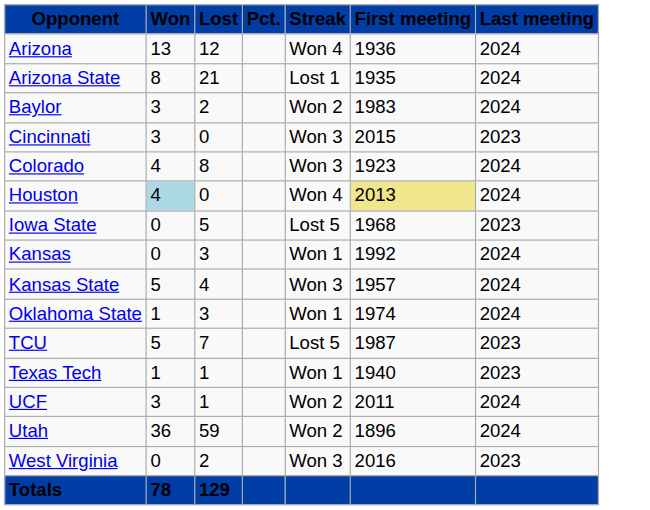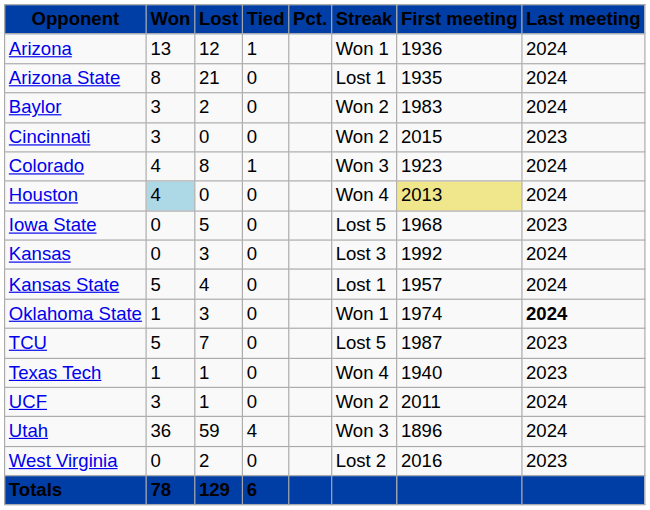+ column: (266, 19)
(316, 48) Won 4 -> (362, 48) Won 1
(316, 136) Won 3 -> (362, 136) Won 2
(316, 254) Won 1 -> (361, 254) Lost 3
(316, 284) Won 3 -> (361, 284) Lost 1
(500, 313) normal -> (547, 313) bold
(316, 372) Won 1 -> (362, 372) Won 4
(316, 431) Won 2 -> (362, 431) Won 3
(316, 460) Won 3 -> (361, 460) Lost 2
